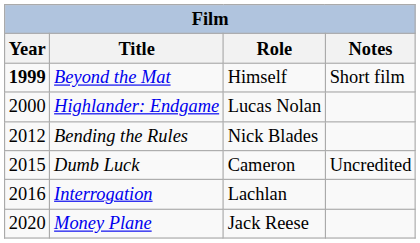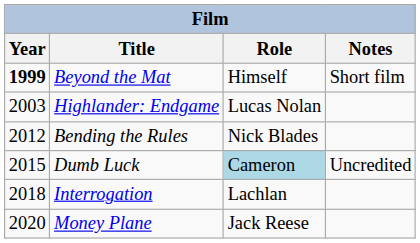(27, 106) 2000 -> (27, 106) 2003
(261, 164) no background -> (261, 164) lightblue background
(27, 194) 2016 -> (27, 194) 2018
